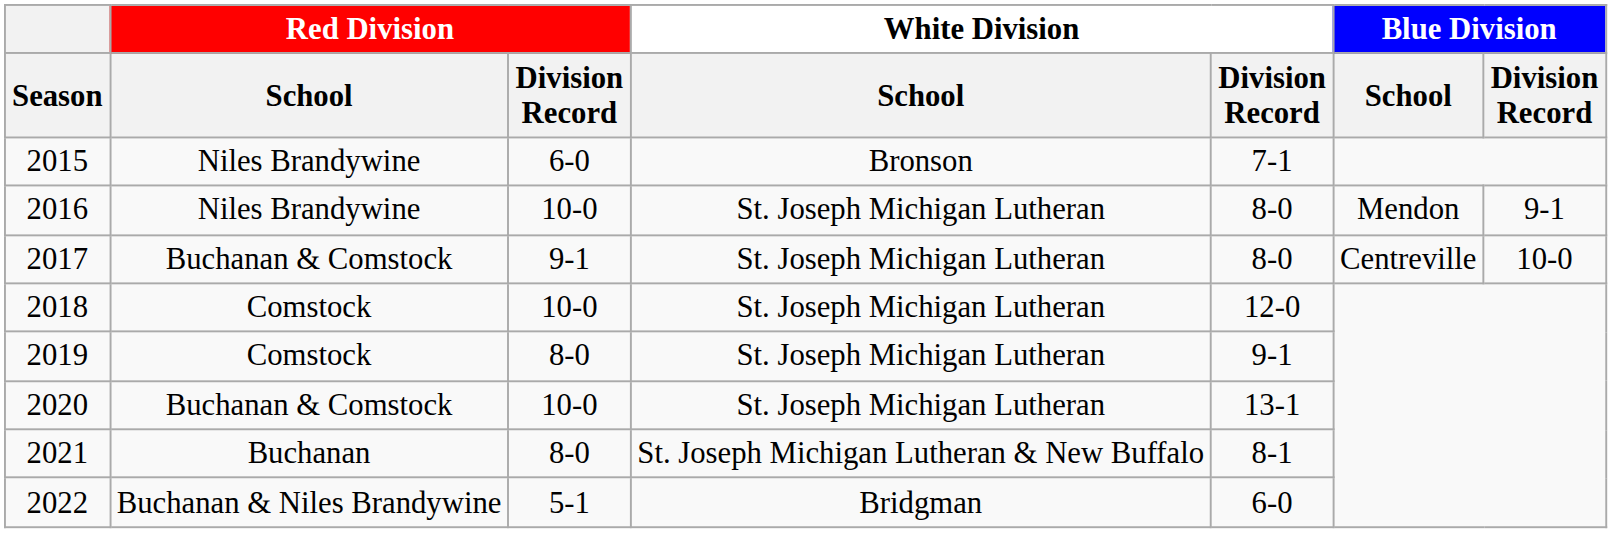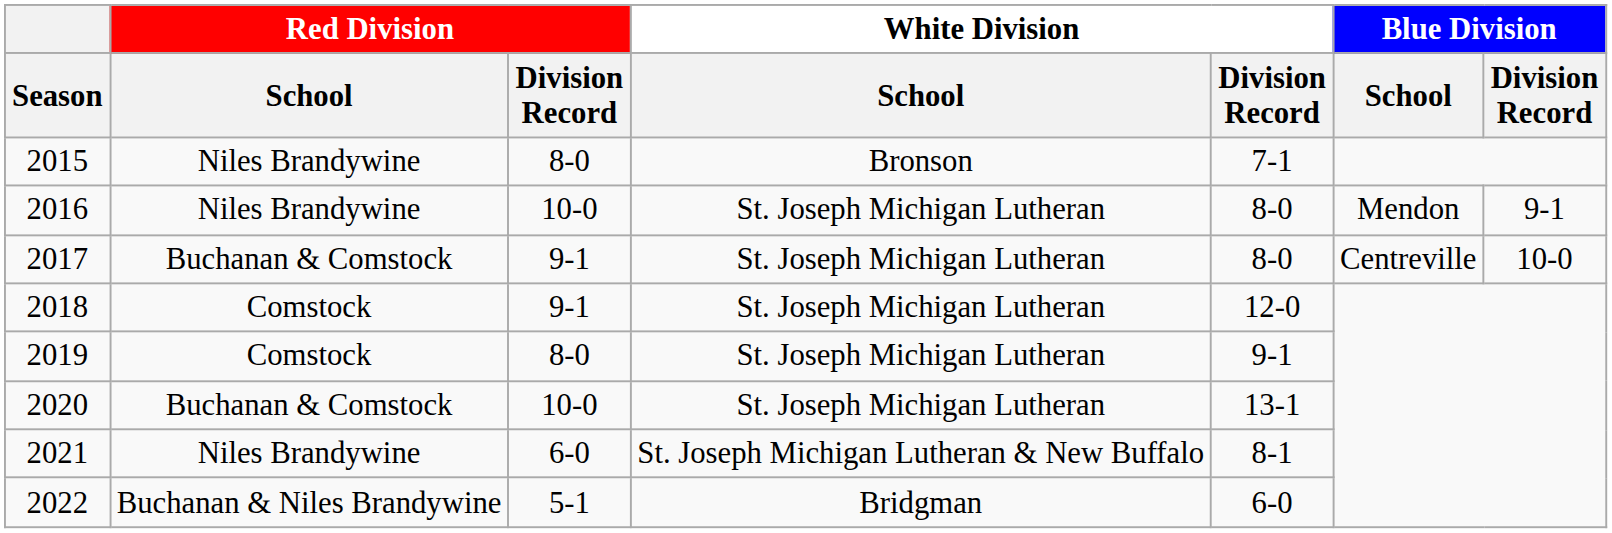(569, 160) 6-0 -> (569, 160) 8-0
(569, 307) 10-0 -> (569, 307) 9-1
(309, 453) Buchanan -> (309, 453) Niles Brandywine
(569, 453) 8-0 -> (569, 453) 6-0
